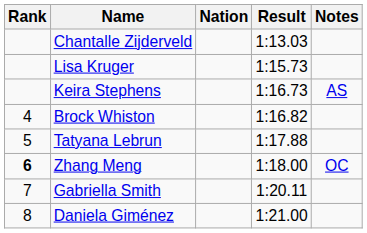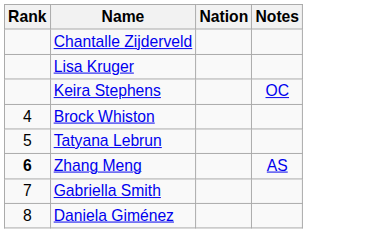- column: (282, 16)
(337, 91) AS -> (277, 91) OC
(337, 166) OC -> (277, 166) AS
